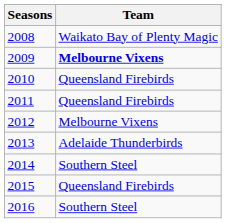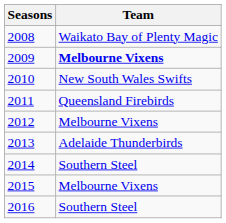(116, 79) Queensland Firebirds -> (125, 79) New South Wales Swifts
(116, 185) Queensland Firebirds -> (108, 185) Melbourne Vixens
